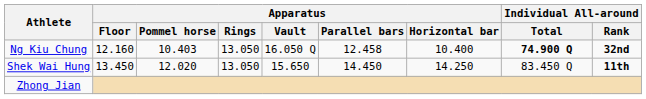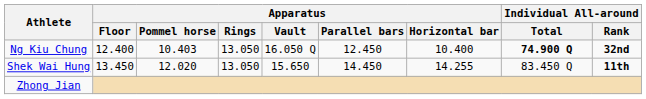(115, 49) 12.160 -> (115, 49) 12.400
(363, 49) 12.458 -> (363, 49) 12.450
(454, 67) 14.250 -> (454, 67) 14.255
